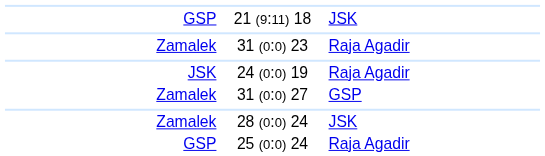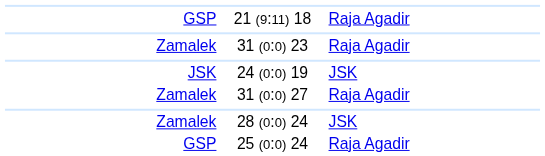(343, 18) JSK -> (369, 18) Raja Agadir
(369, 73) Raja Agadir -> (343, 73) JSK
(345, 95) GSP -> (369, 95) Raja Agadir
